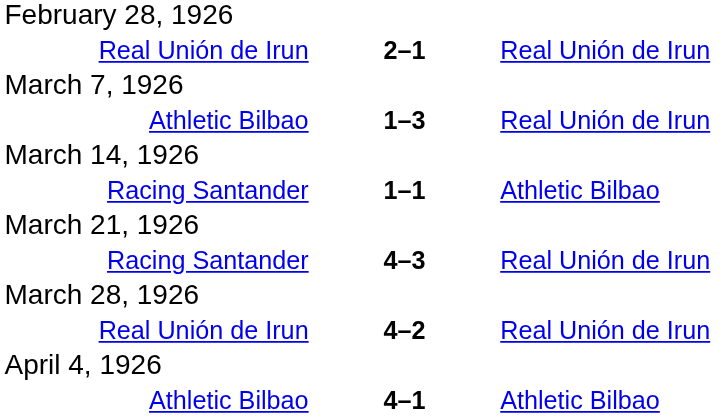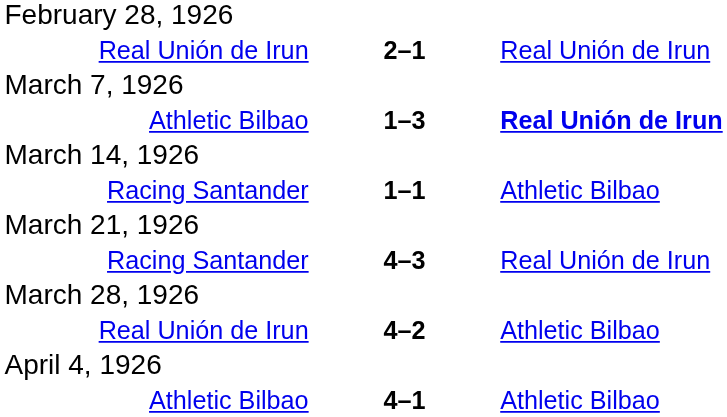(605, 120) normal -> (611, 120) bold
(605, 330) Real Unión de Irun -> (580, 330) Athletic Bilbao
